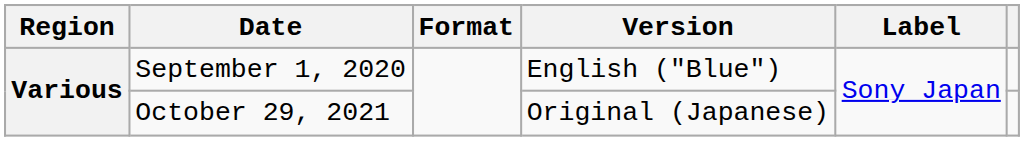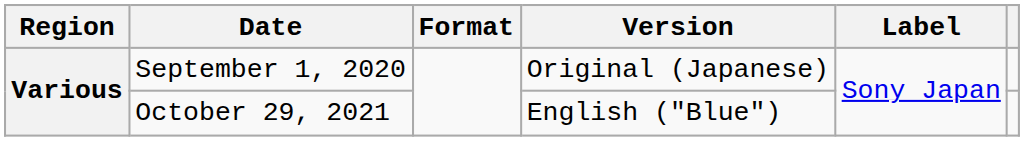(654, 70) English ("Blue") -> (678, 70) Original (Japanese)
(678, 113) Original (Japanese) -> (654, 113) English ("Blue")
